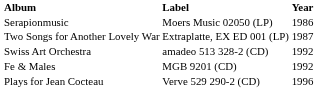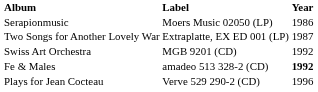(215, 52) amadeo 513 328-2 (CD) -> (200, 52) MGB 9201 (CD)
(200, 67) MGB 9201 (CD) -> (215, 67) amadeo 513 328-2 (CD)
(303, 67) normal -> (303, 67) bold
